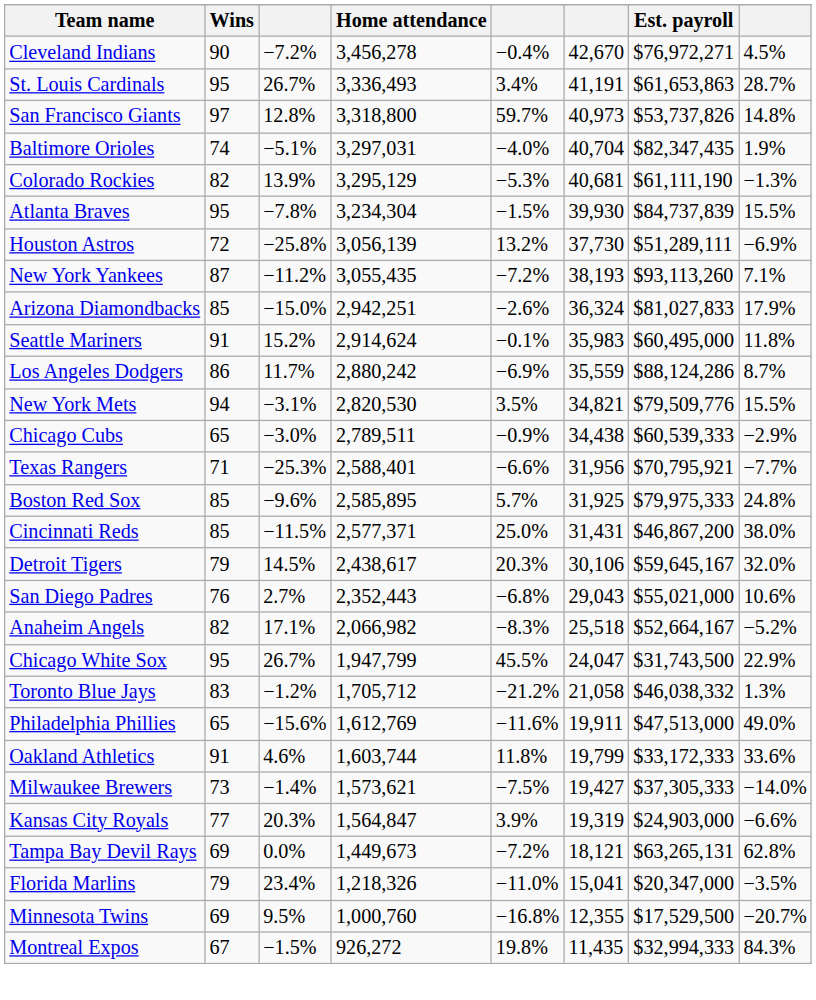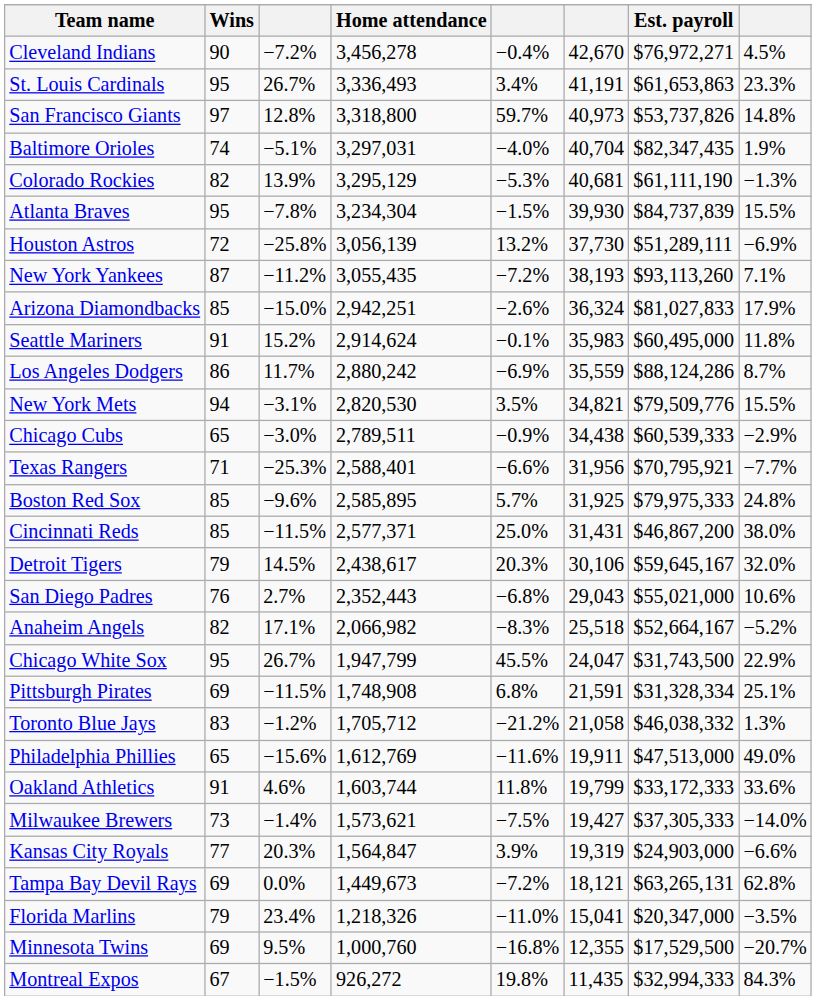(769, 84) 28.7% -> (769, 84) 23.3%
+ row: (80, 691)
